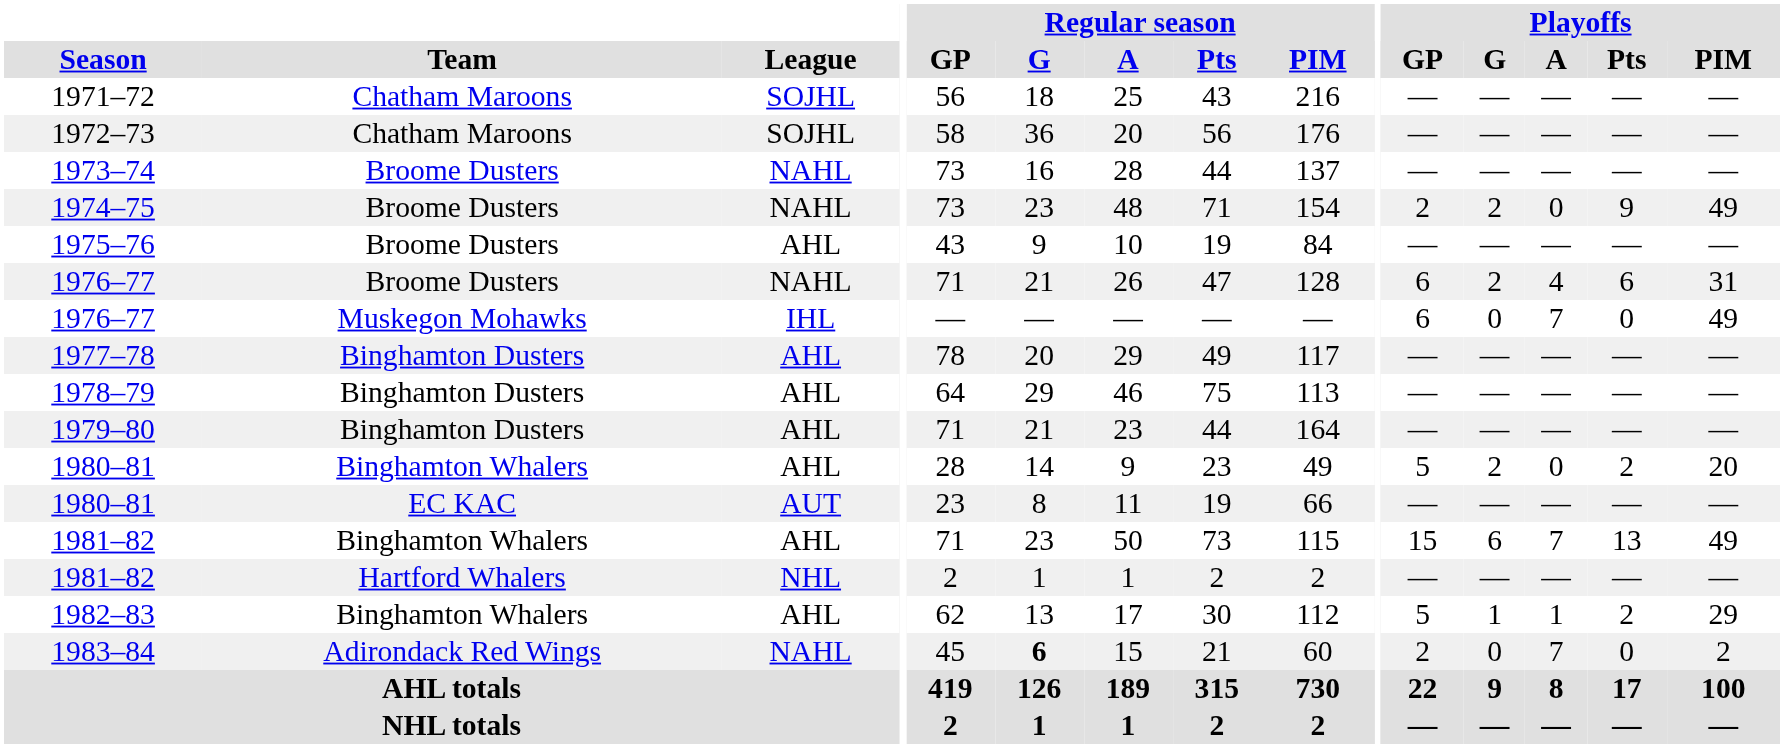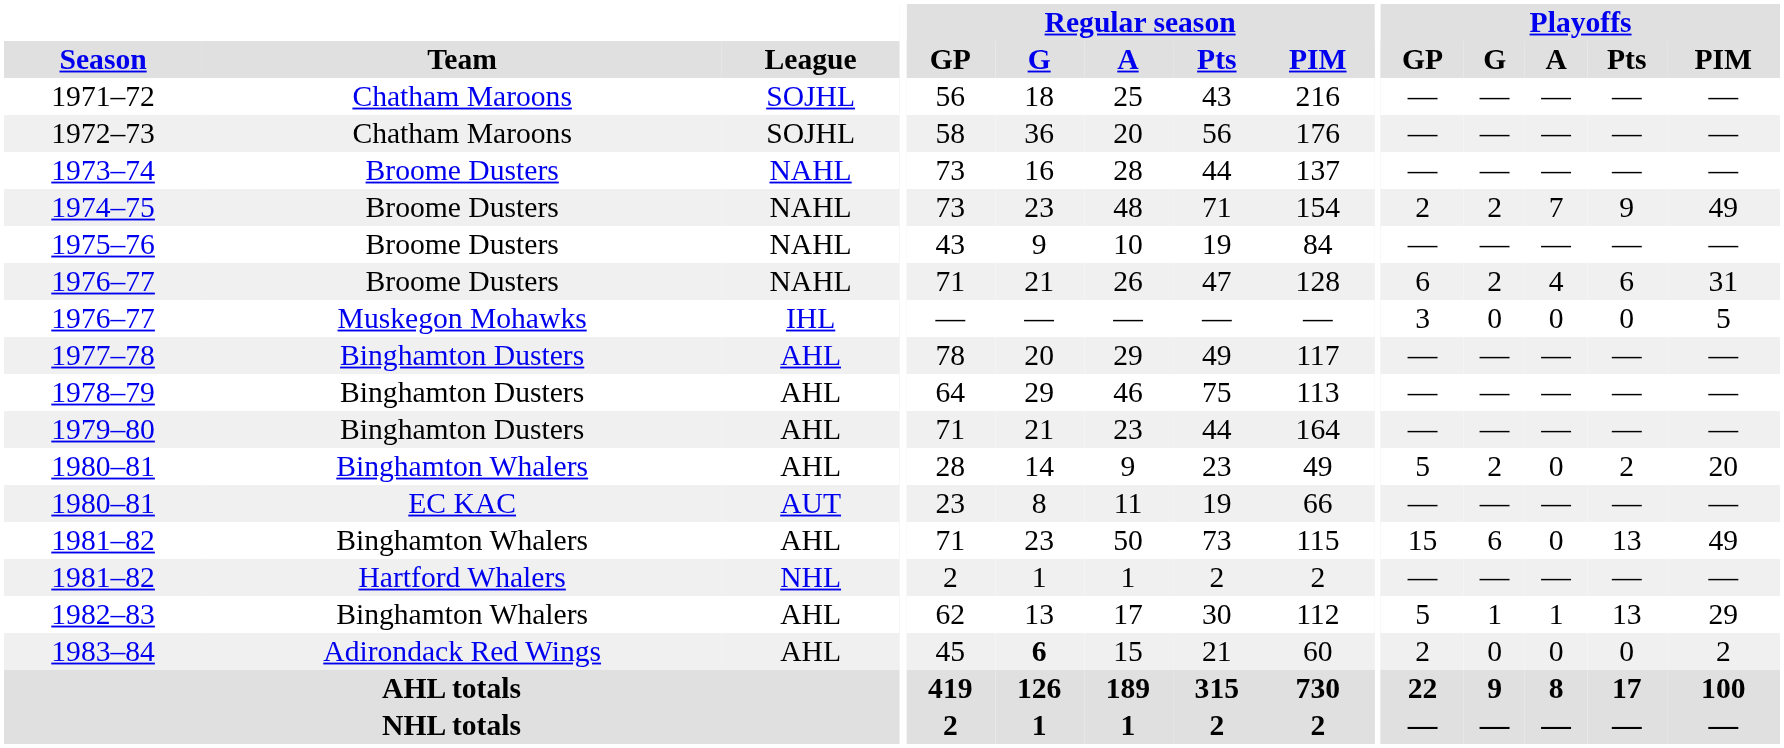(1556, 207) 0 -> (1556, 207) 7
(811, 244) AHL -> (811, 244) NAHL
(1423, 318) 6 -> (1423, 318) 3
(1556, 318) 7 -> (1556, 318) 0
(1723, 318) 49 -> (1723, 318) 5
(1556, 540) 7 -> (1556, 540) 0
(1627, 614) 2 -> (1627, 614) 13
(811, 651) NAHL -> (811, 651) AHL
(1556, 651) 7 -> (1556, 651) 0
